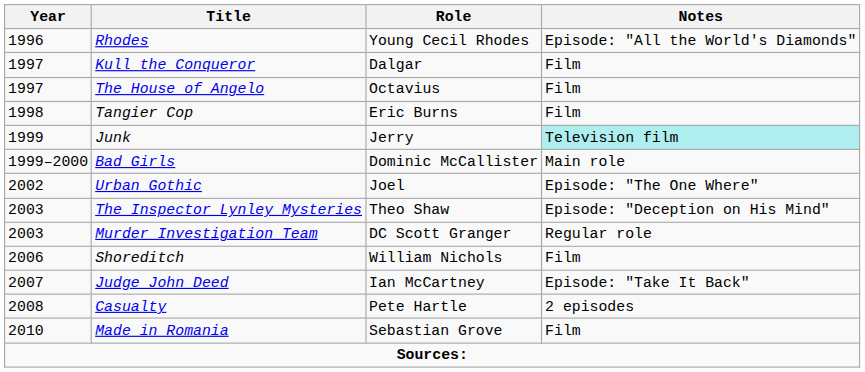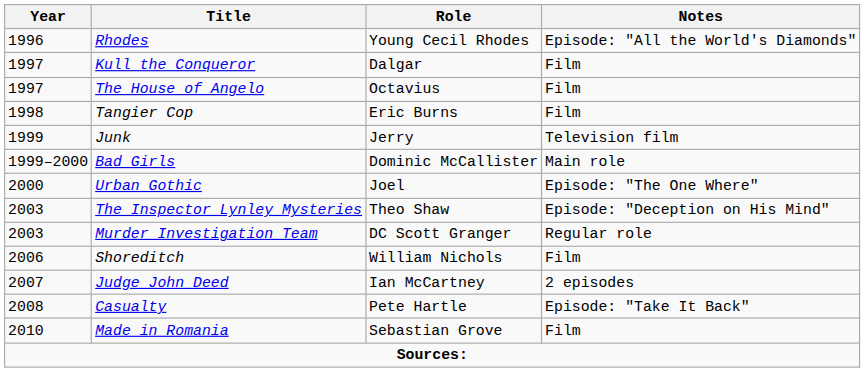(612, 137) paleturquoise background -> (612, 137) no background
(26, 186) 2002 -> (26, 186) 2000
(647, 282) Episode: "Take It Back" -> (590, 282) 2 episodes
(590, 306) 2 episodes -> (647, 306) Episode: "Take It Back"
